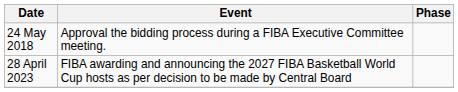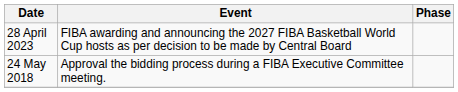rows swapped: (27, 39) <-> (27, 71)
